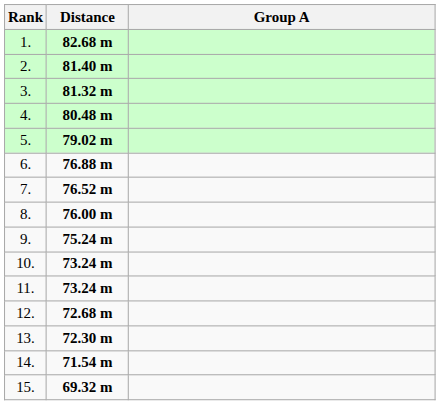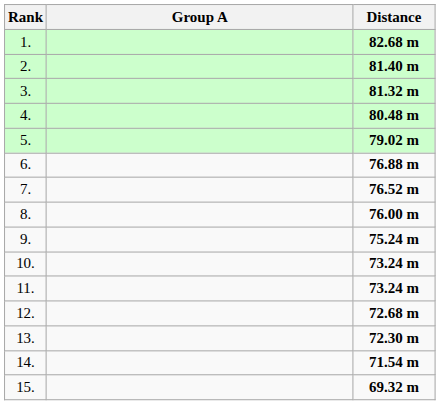columns swapped: (282, 17) <-> (87, 17)
